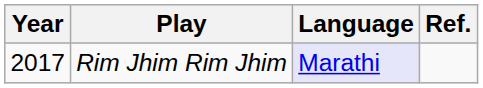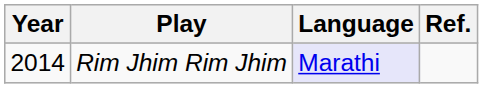(38, 62) 2017 -> (38, 62) 2014
